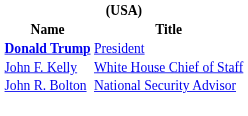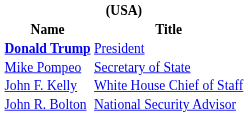+ row: (43, 67)
